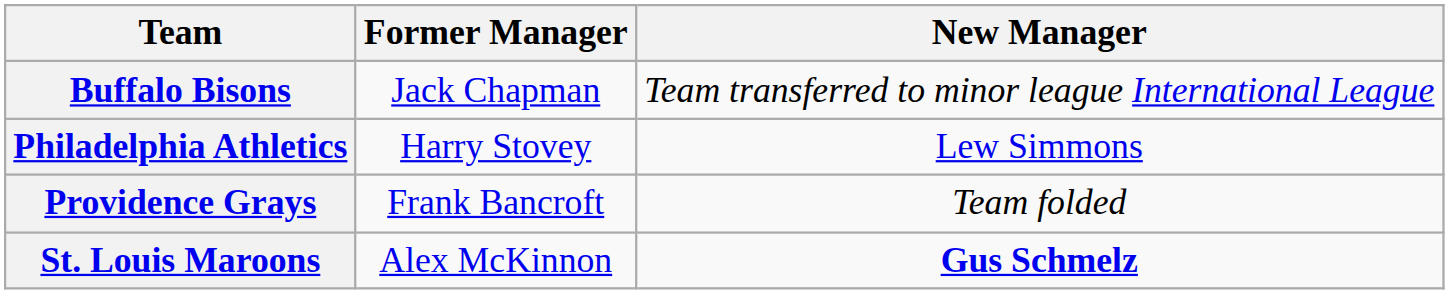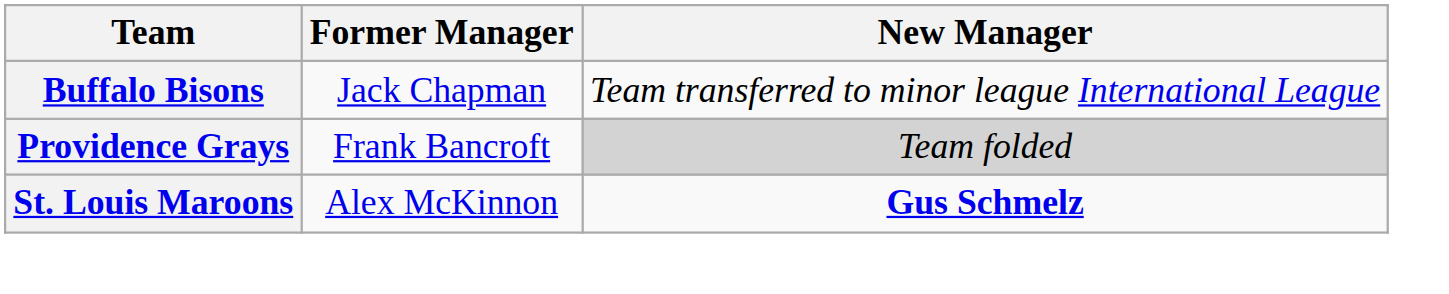- row: (180, 145)
(1039, 202) no background -> (985, 145) lightgrey background
